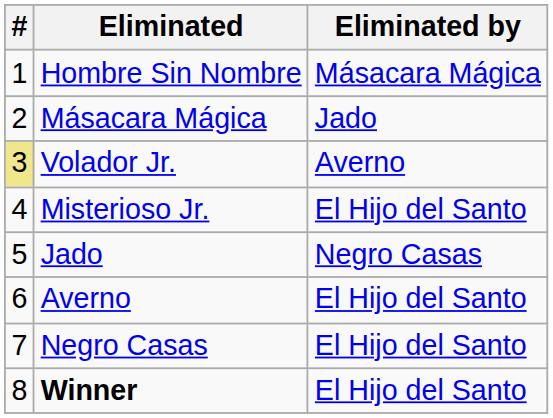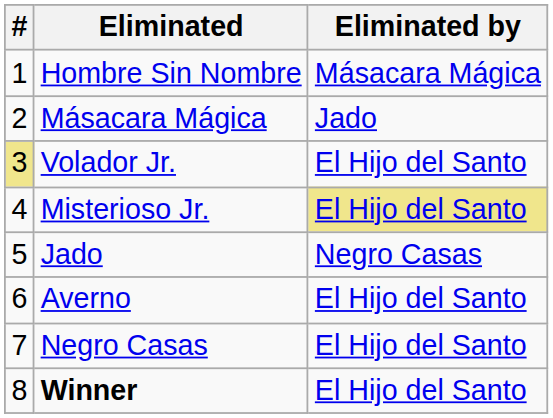(360, 163) Averno -> (421, 163) El Hijo del Santo
(421, 208) no background -> (421, 208) khaki background
